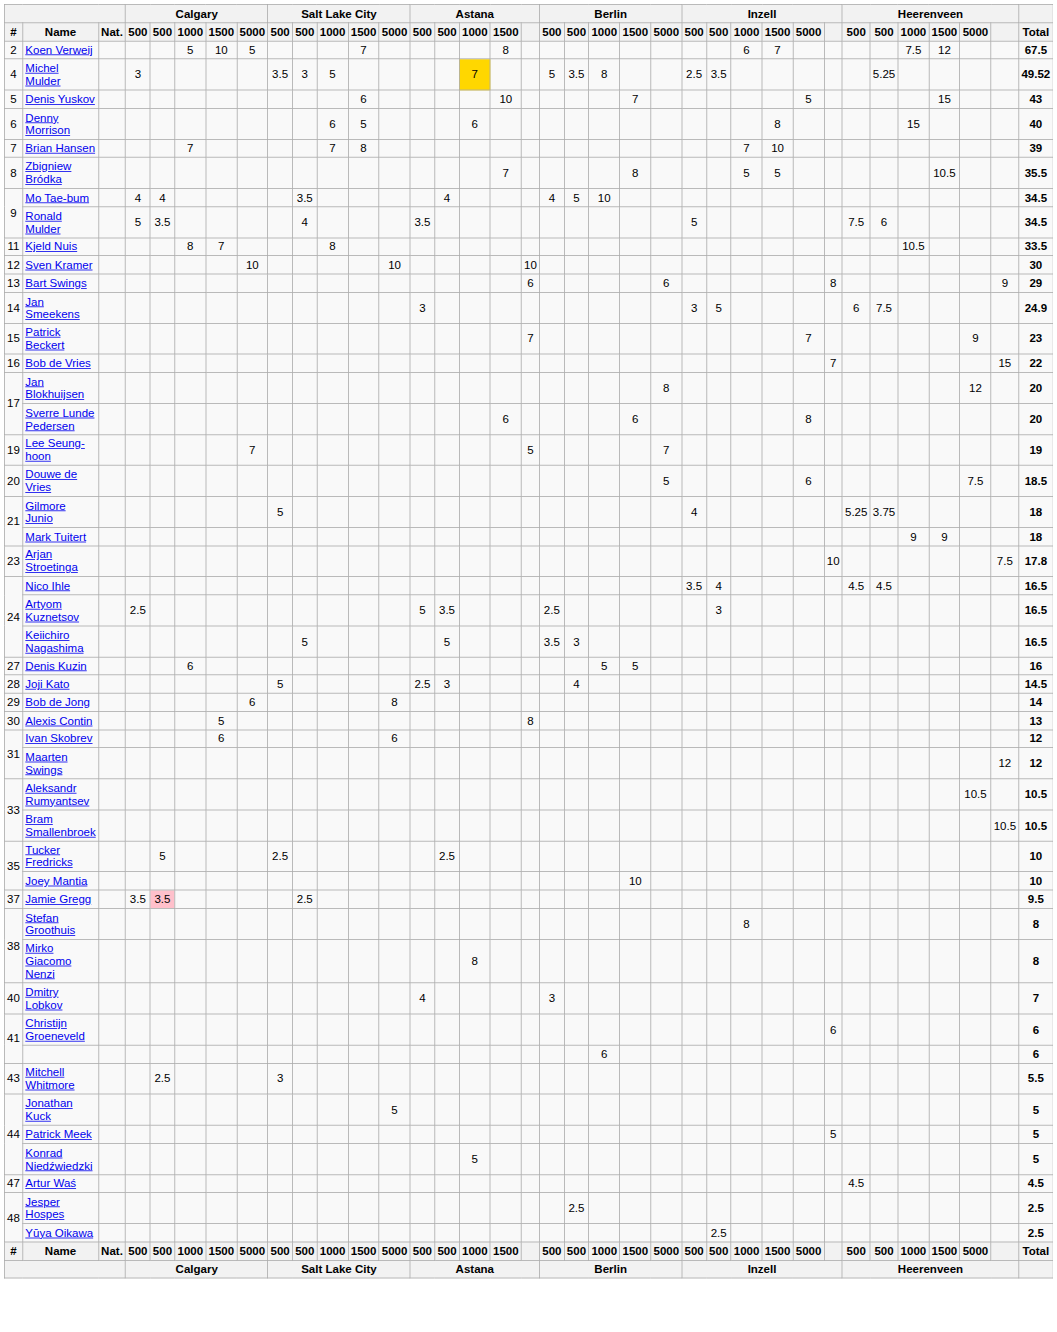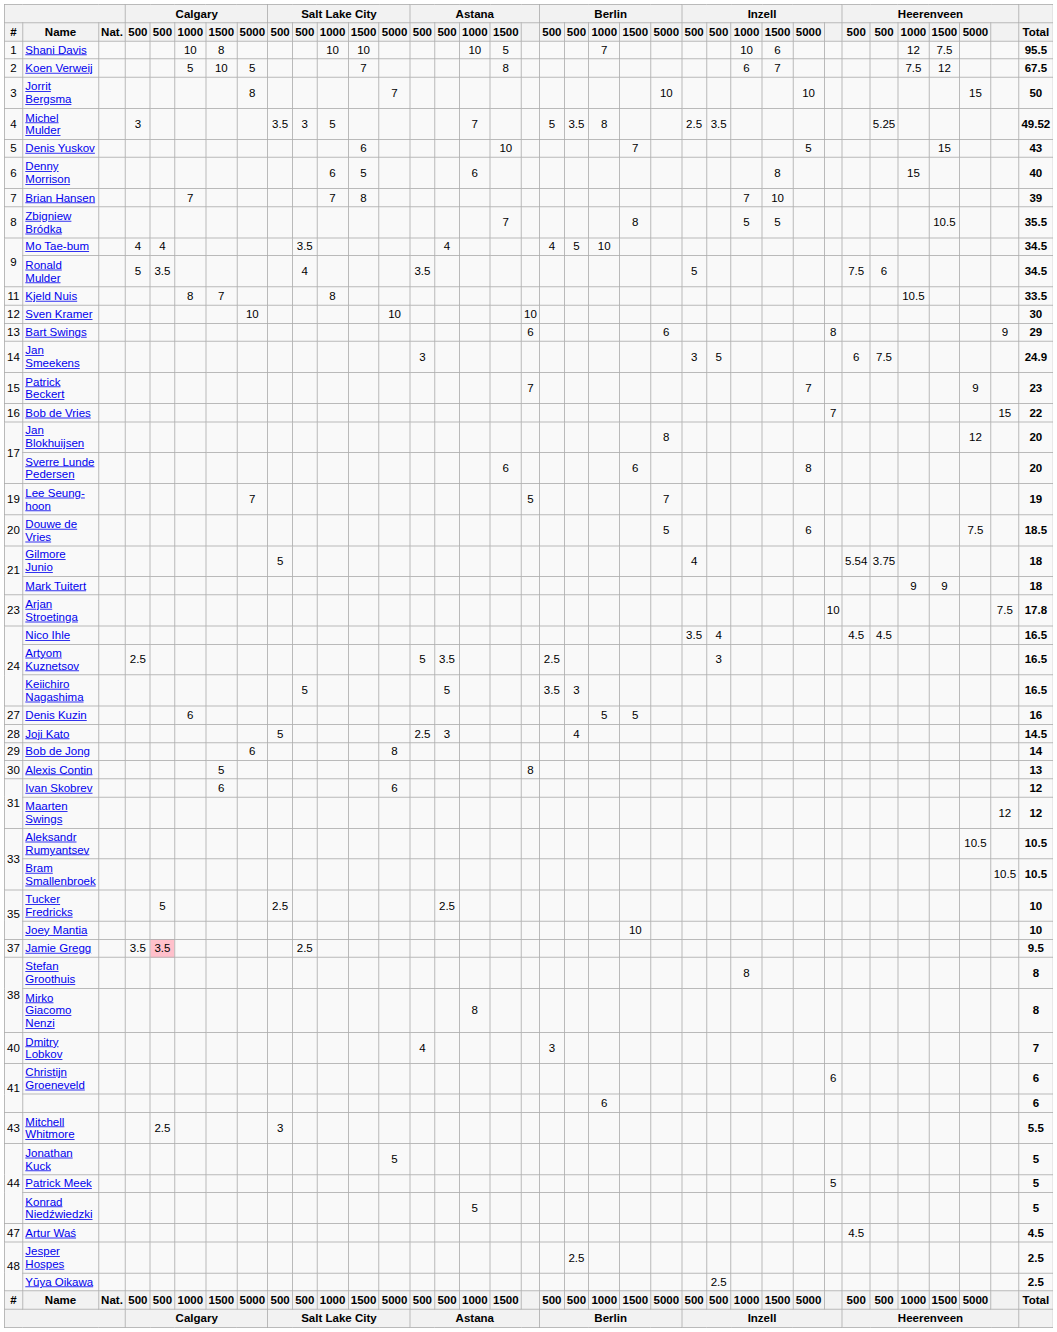+ row: (14, 50)
+ row: (14, 93)
(475, 75) gold background -> (475, 124) no background
(856, 512) 5.25 -> (856, 561) 5.54
